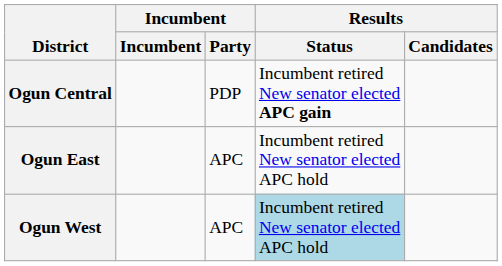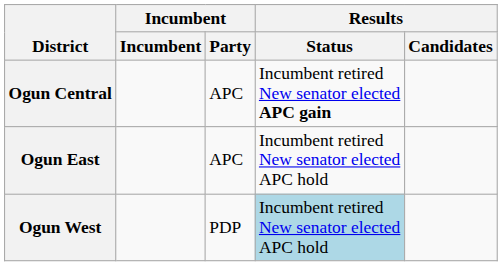(225, 93) PDP -> (226, 93) APC
(226, 227) APC -> (225, 227) PDP
